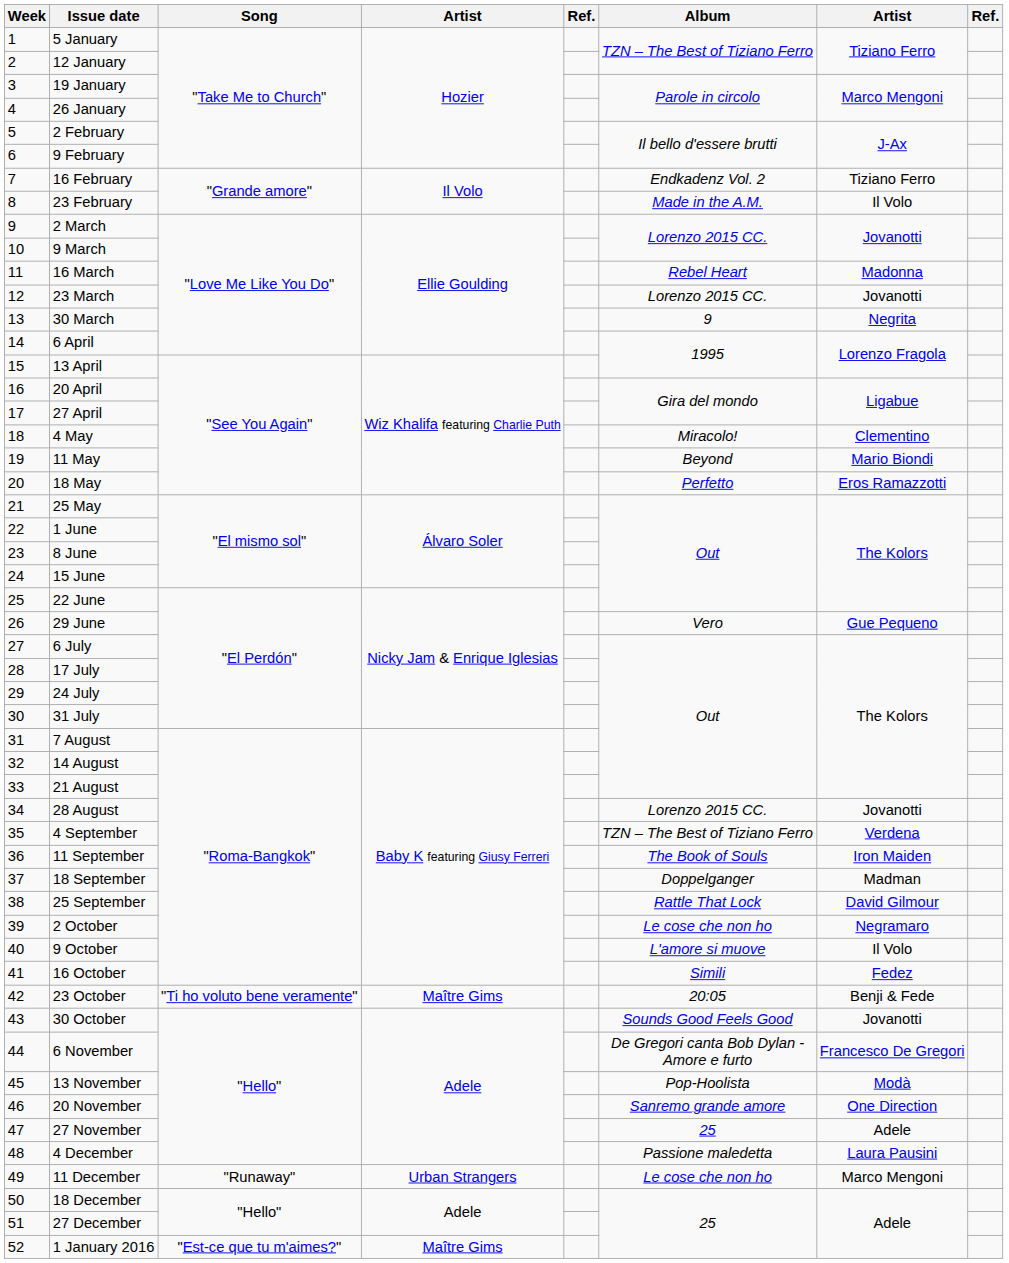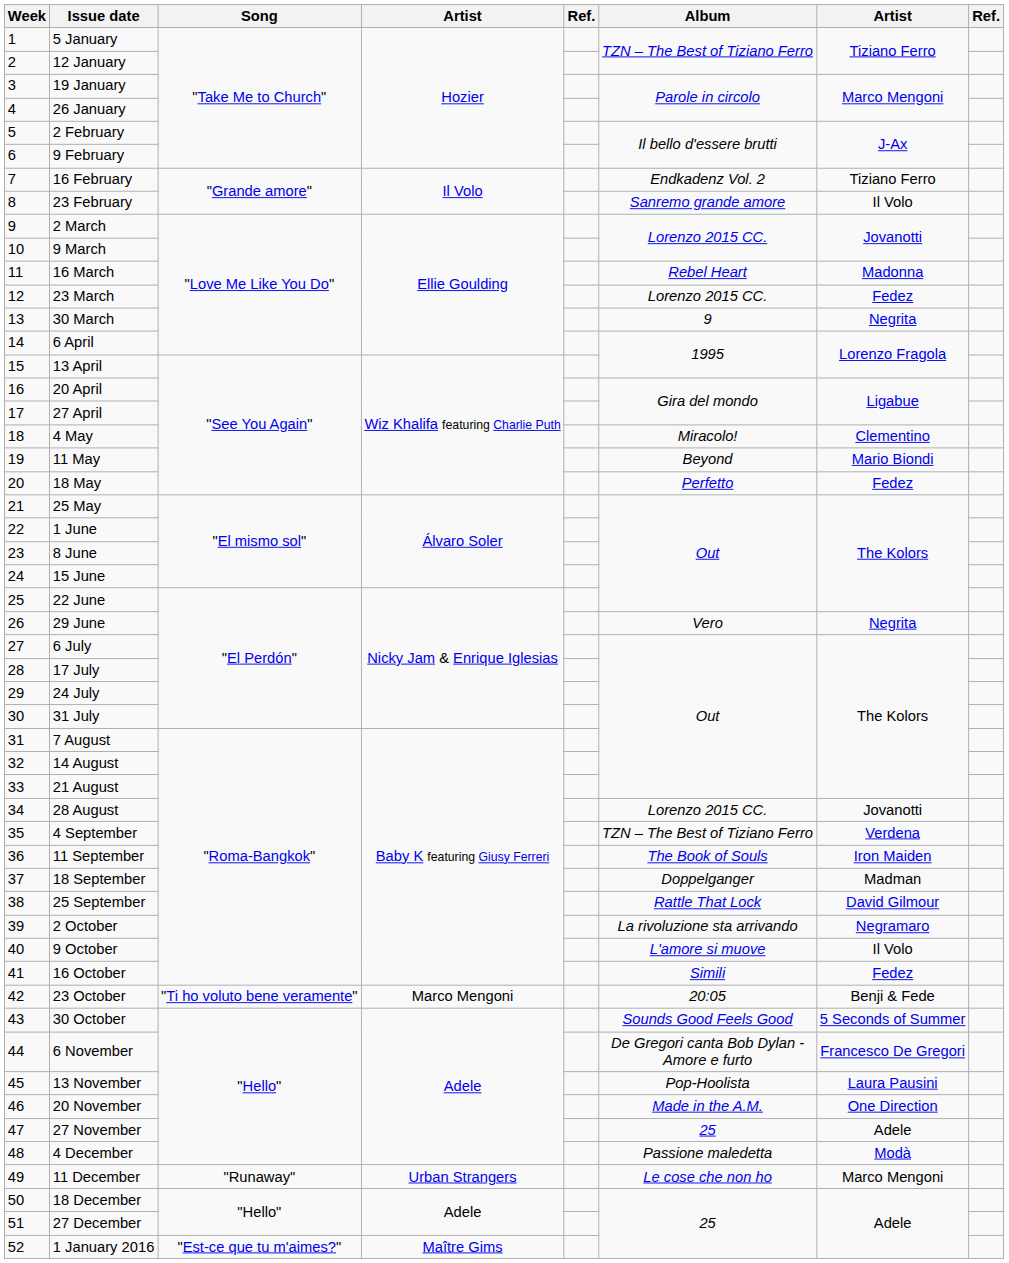(708, 202) Made in the A.M. -> (708, 202) Sanremo grande amore
(892, 296) Jovanotti -> (893, 296) Fedez
(892, 483) Eros Ramazzotti -> (893, 483) Fedez
(892, 623) Gue Pequeno -> (893, 623) Negrita
(708, 926) Le cose che non ho -> (708, 926) La rivoluzione sta arrivando
(463, 996) Maître Gims -> (463, 996) Marco Mengoni
(892, 1020) Jovanotti -> (893, 1020) 5 Seconds of Summer
(892, 1083) Modà -> (893, 1083) Laura Pausini
(708, 1106) Sanremo grande amore -> (708, 1106) Made in the A.M.
(892, 1153) Laura Pausini -> (893, 1153) Modà
